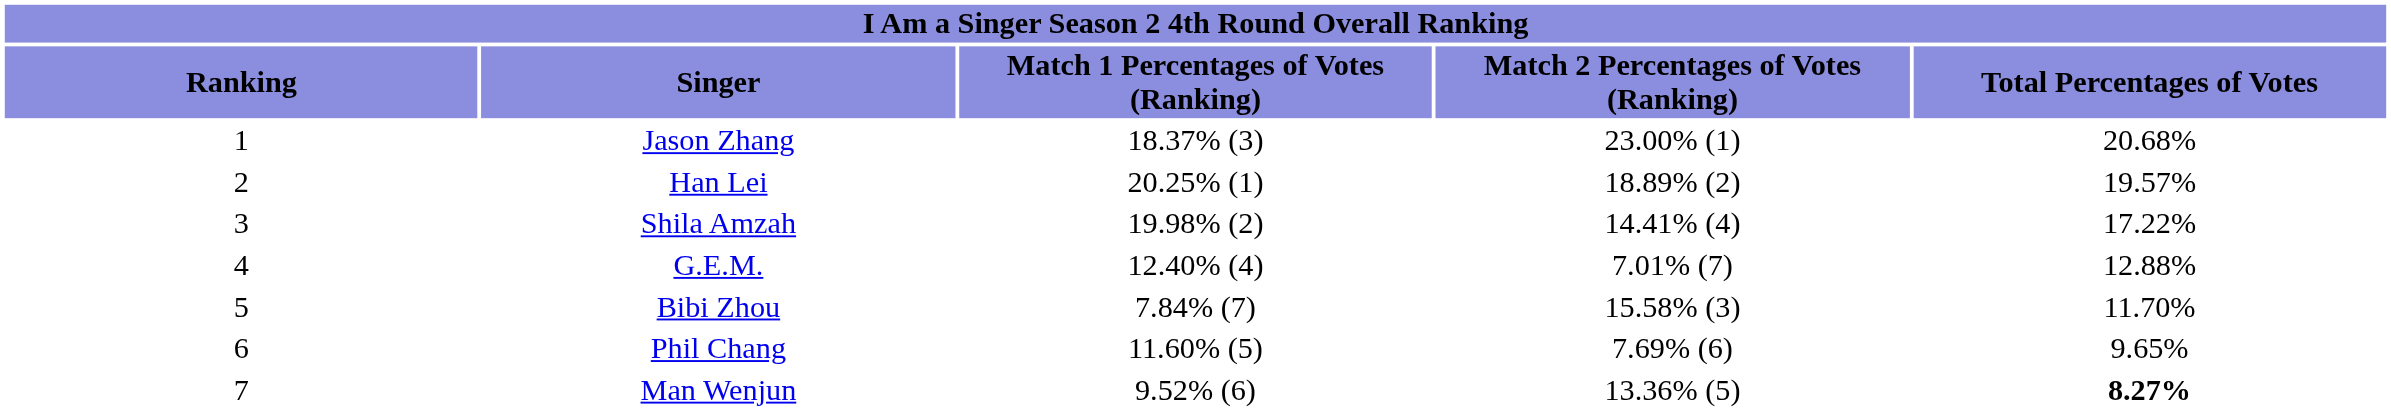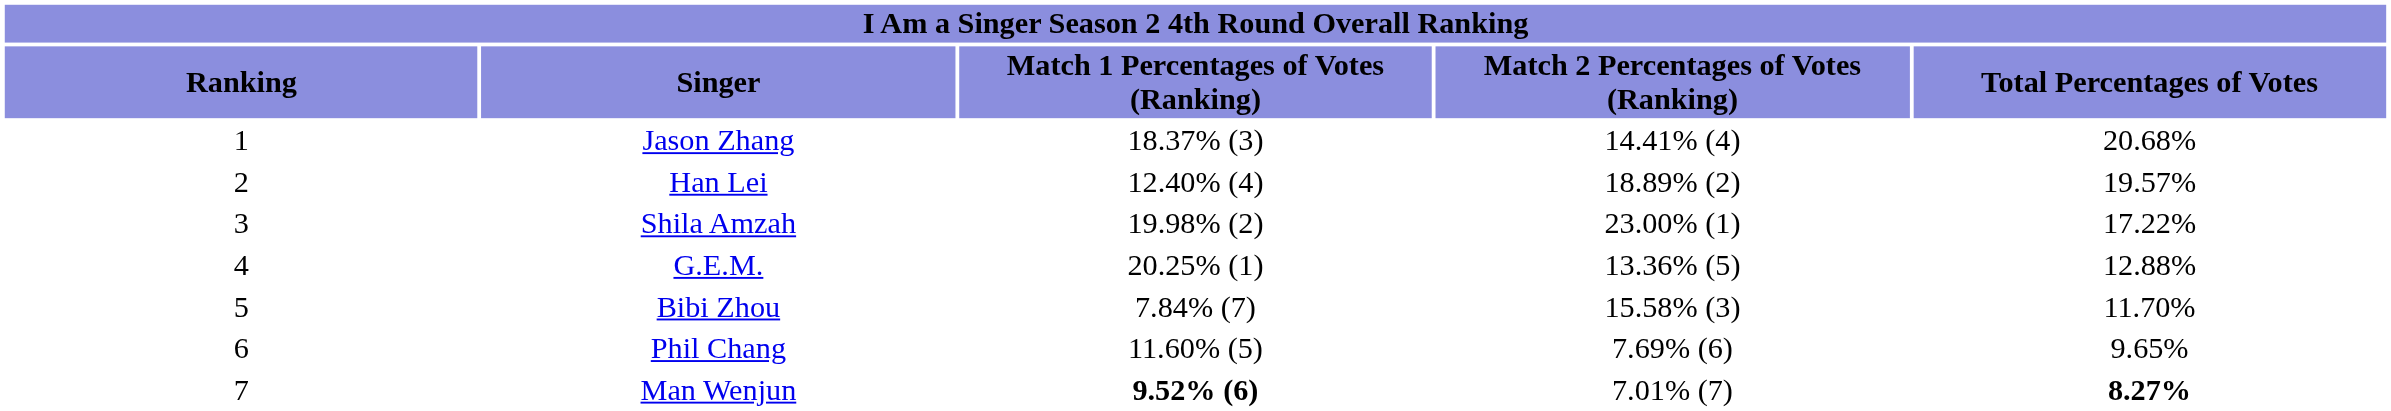(1672, 140) 23.00% (1) -> (1672, 140) 14.41% (4)
(1195, 181) 20.25% (1) -> (1195, 181) 12.40% (4)
(1672, 223) 14.41% (4) -> (1672, 223) 23.00% (1)
(1195, 265) 12.40% (4) -> (1195, 265) 20.25% (1)
(1672, 265) 7.01% (7) -> (1672, 265) 13.36% (5)
(1195, 389) normal -> (1195, 389) bold
(1672, 389) 13.36% (5) -> (1672, 389) 7.01% (7)
